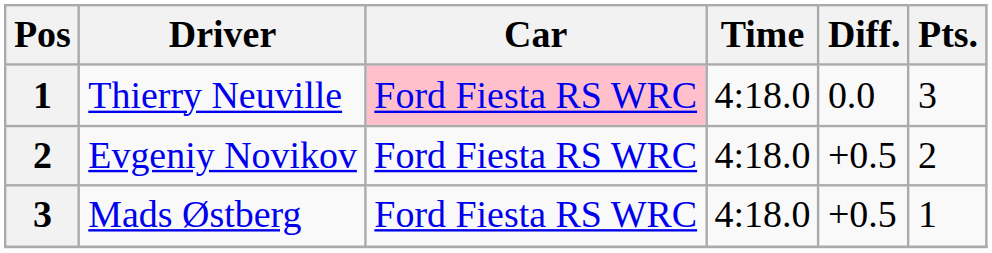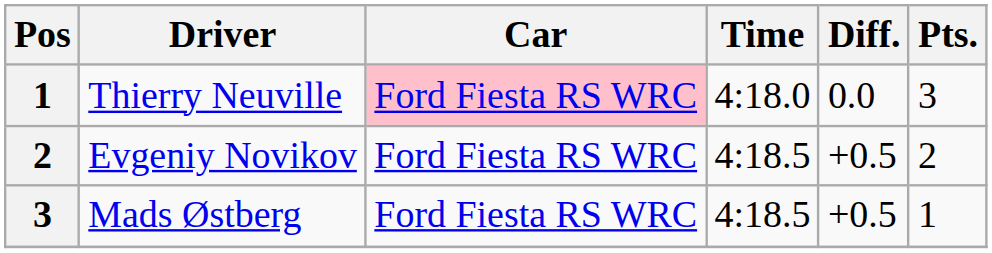(762, 154) 4:18.0 -> (762, 154) 4:18.5
(762, 214) 4:18.0 -> (762, 214) 4:18.5
